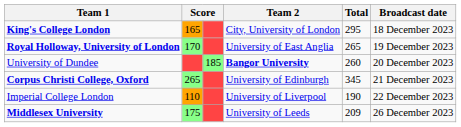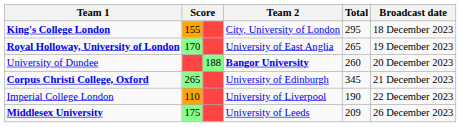(192, 29) 165 -> (192, 29) 155
(213, 63) 185 -> (213, 63) 188
